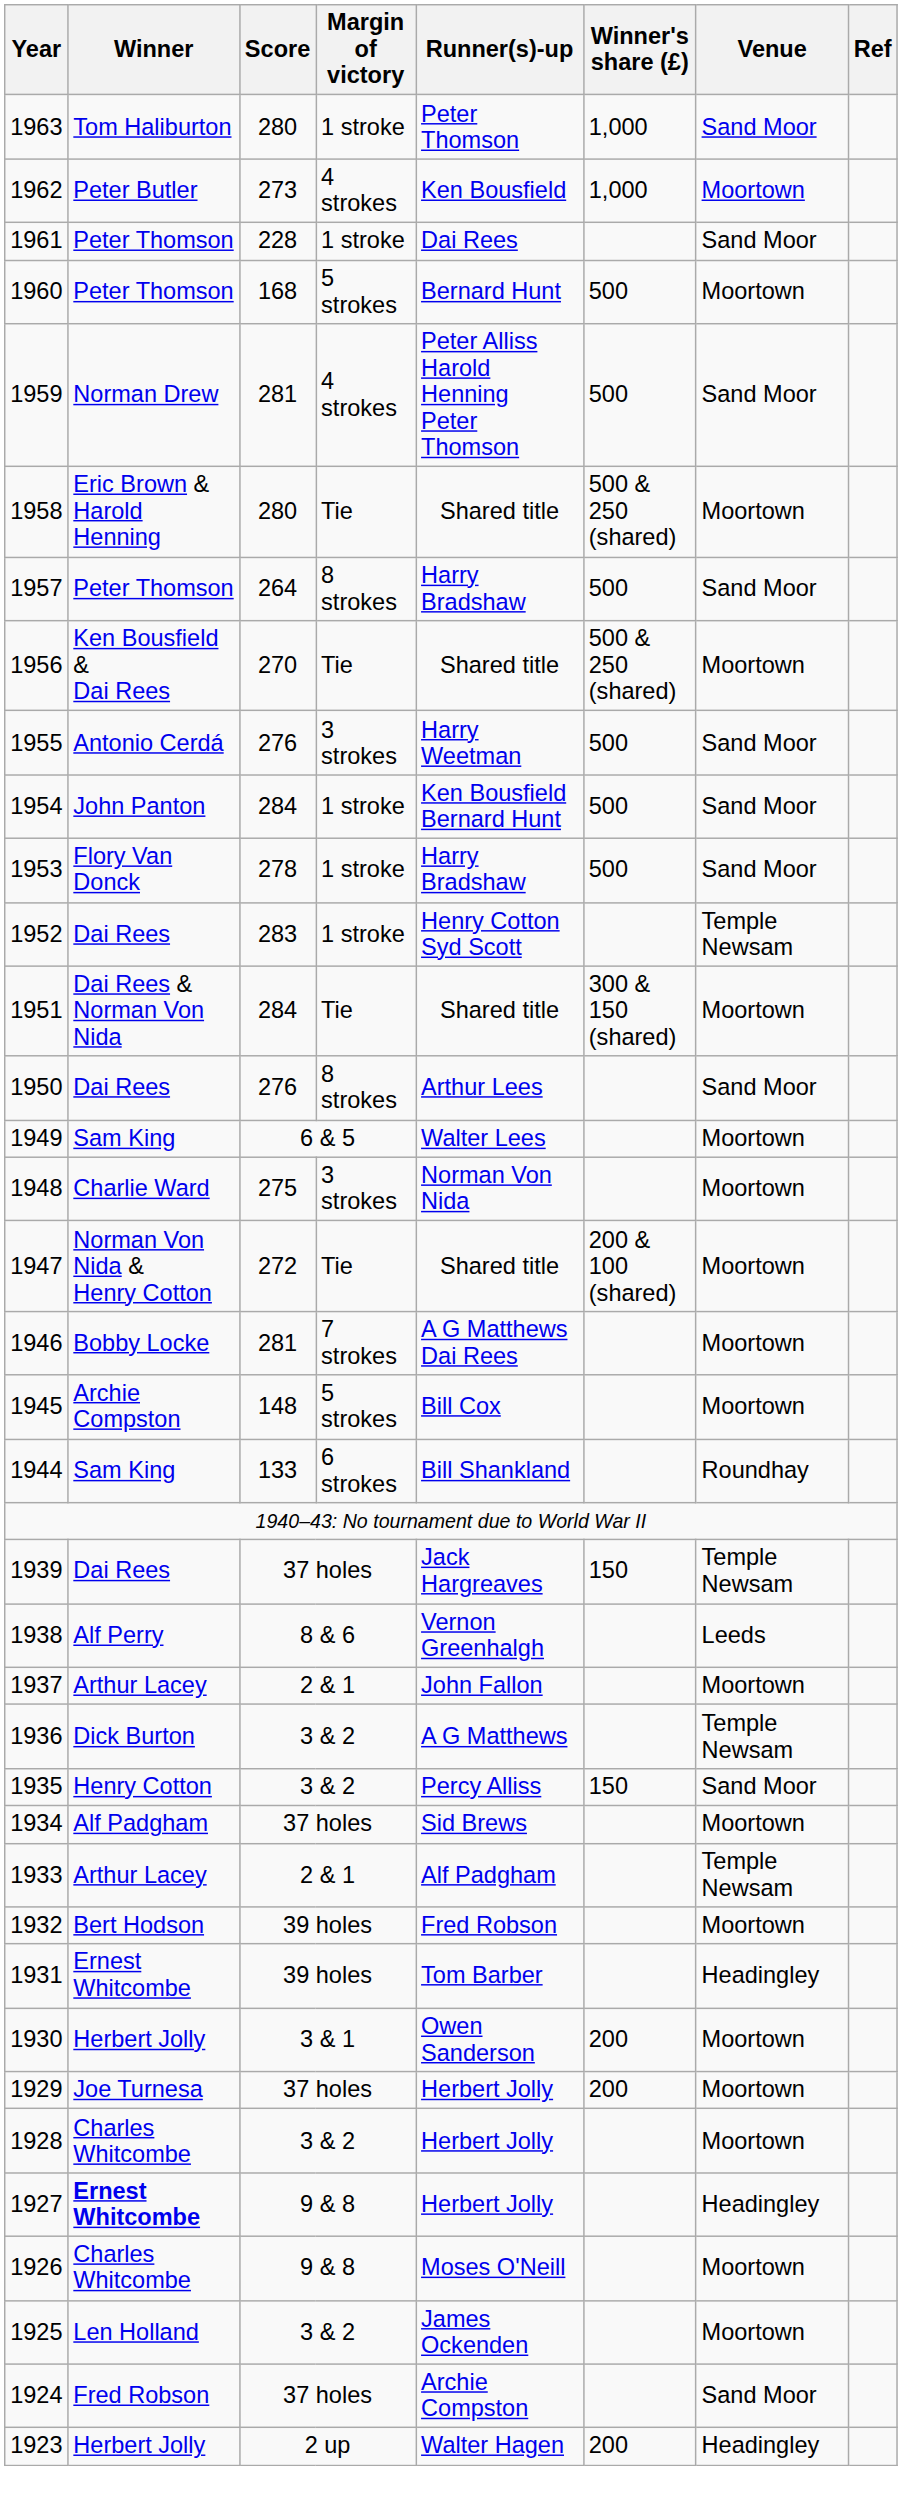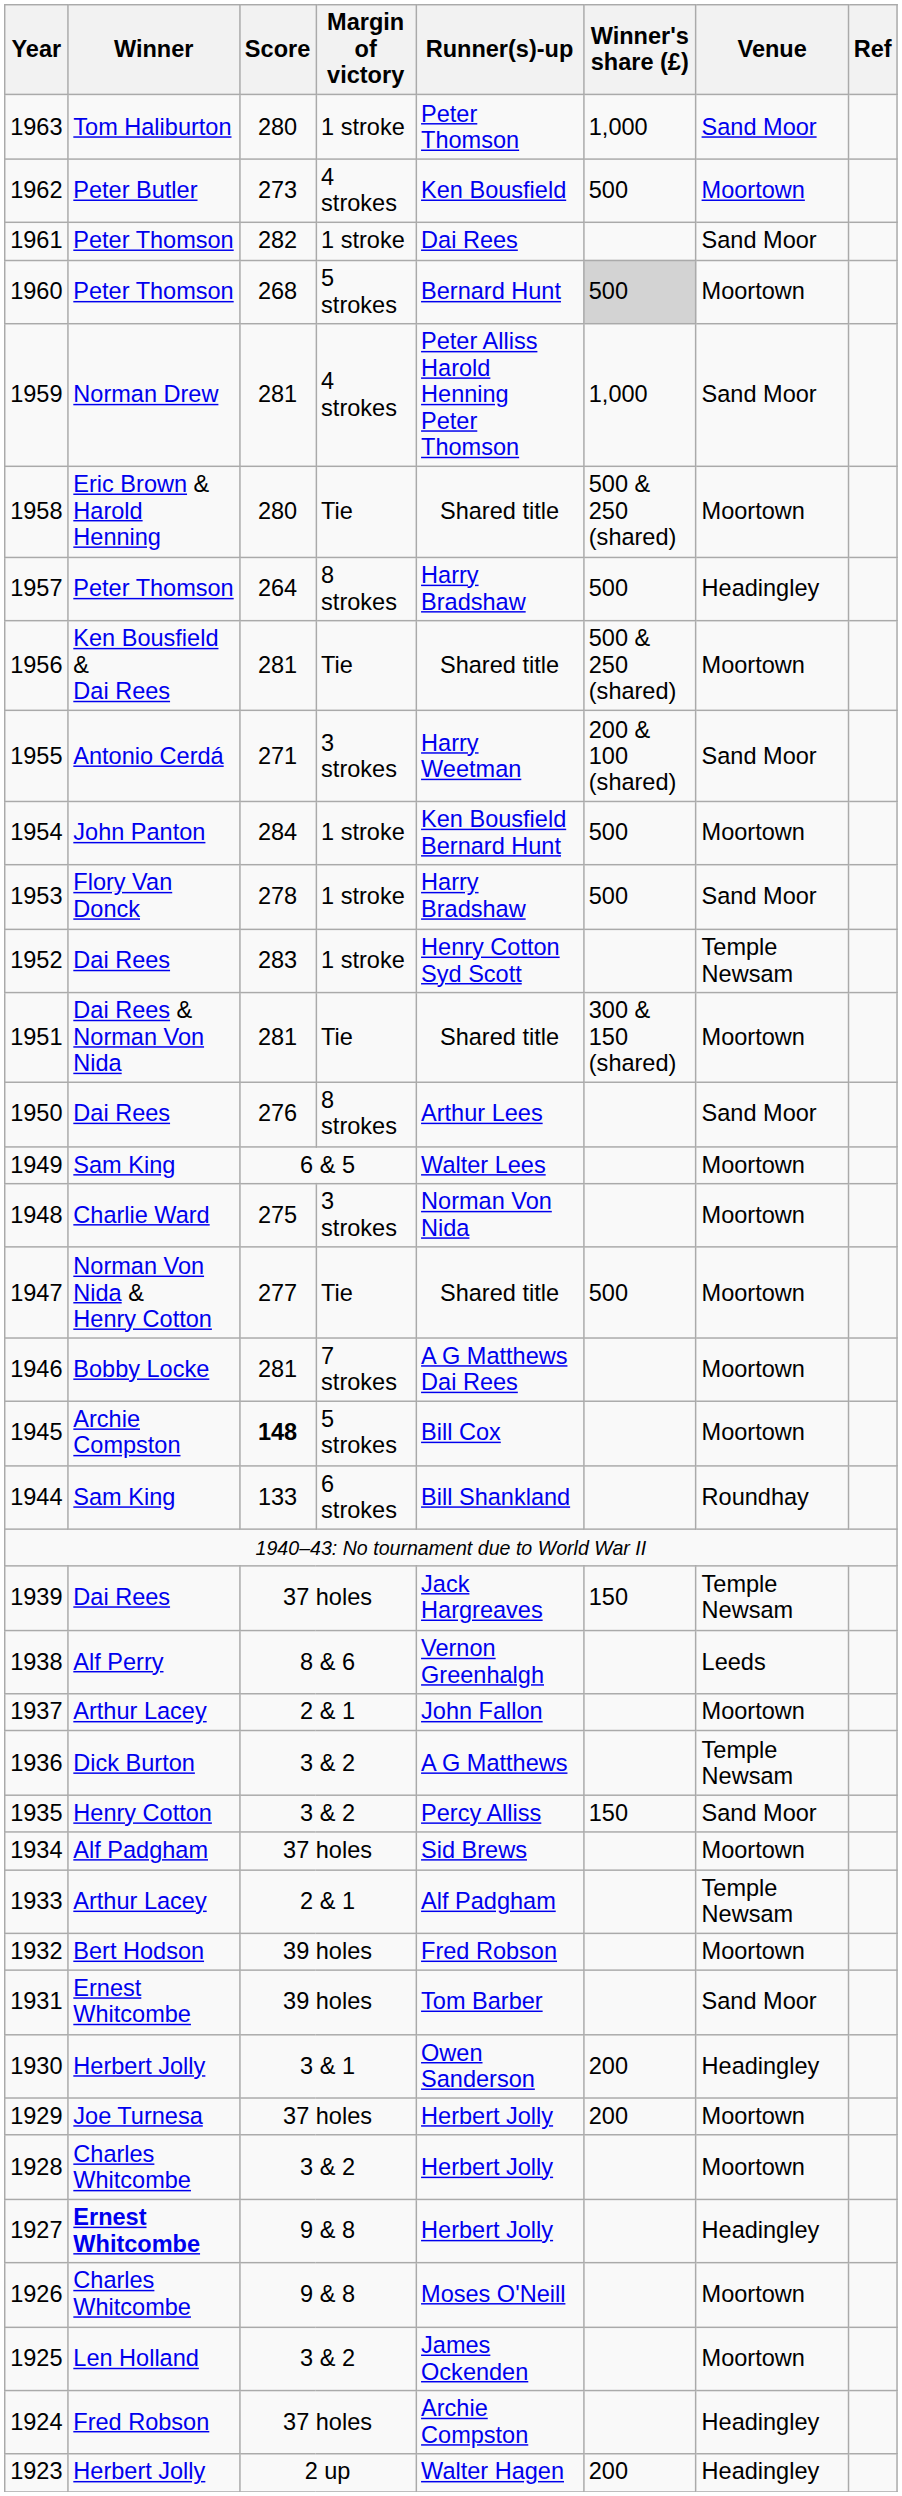(618, 190) 1,000 -> (608, 190) 500
(278, 240) 228 -> (278, 240) 282
(278, 291) 168 -> (278, 291) 268
(608, 291) no background -> (608, 291) lightgrey background
(608, 394) 500 -> (618, 394) 1,000
(759, 588) Sand Moor -> (760, 588) Headingley
(278, 665) 270 -> (278, 665) 281
(278, 742) 276 -> (278, 755) 271
(608, 742) 500 -> (633, 755) 200 & 100 (shared)
(759, 806) Sand Moor -> (753, 832) Moortown
(278, 1010) 284 -> (278, 1037) 281
(278, 1265) 272 -> (278, 1292) 277
(633, 1265) 200 & 100 (shared) -> (608, 1292) 500
(278, 1406) normal -> (278, 1433) bold
(760, 1975) Headingley -> (759, 2002) Sand Moor
(753, 2039) Moortown -> (760, 2065) Headingley
(759, 2395) Sand Moor -> (760, 2422) Headingley
